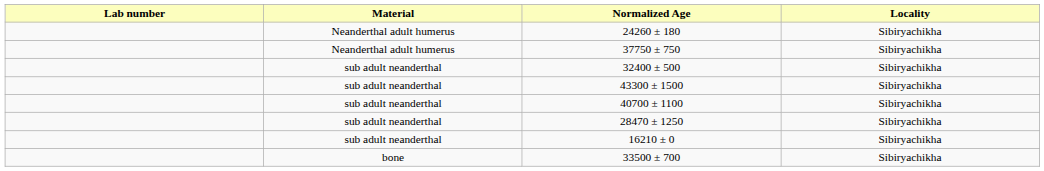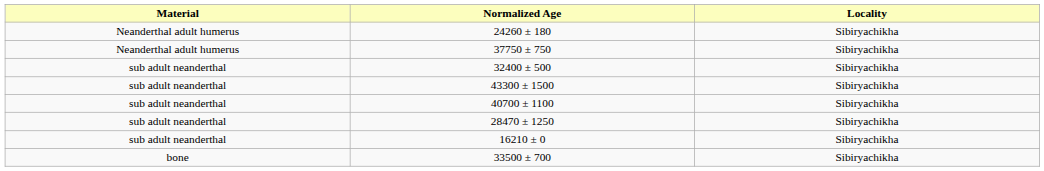- column: (135, 13)
